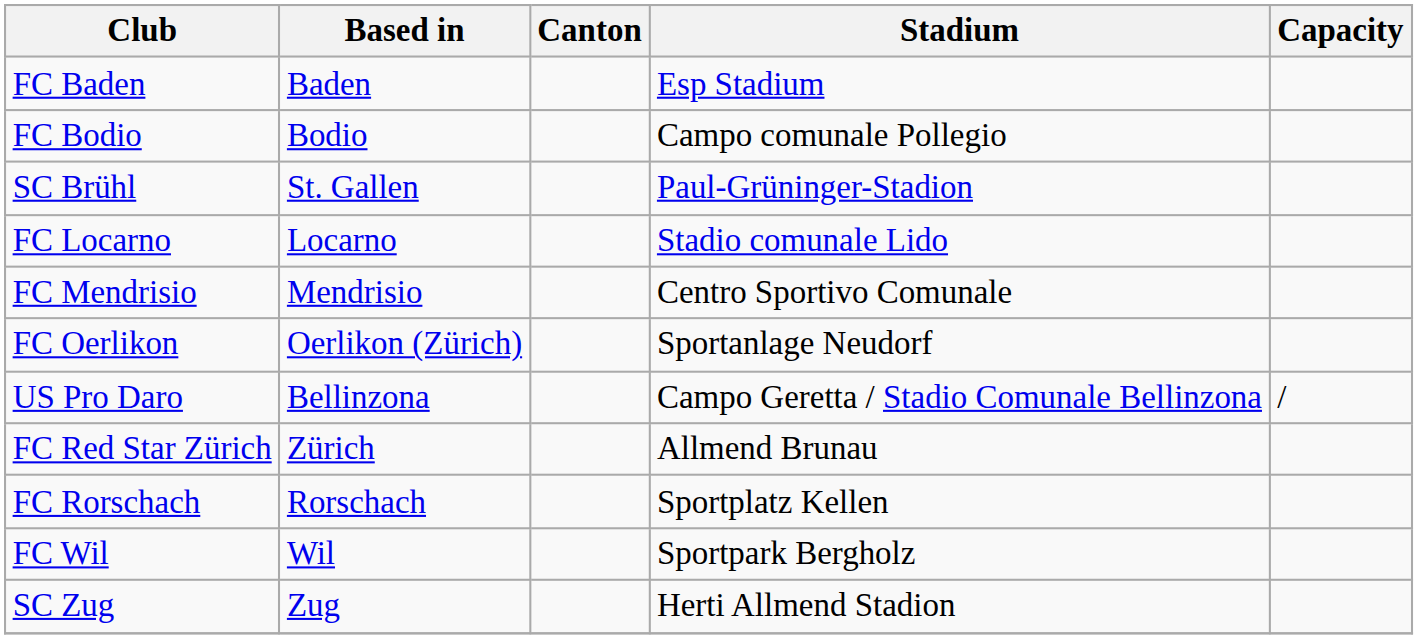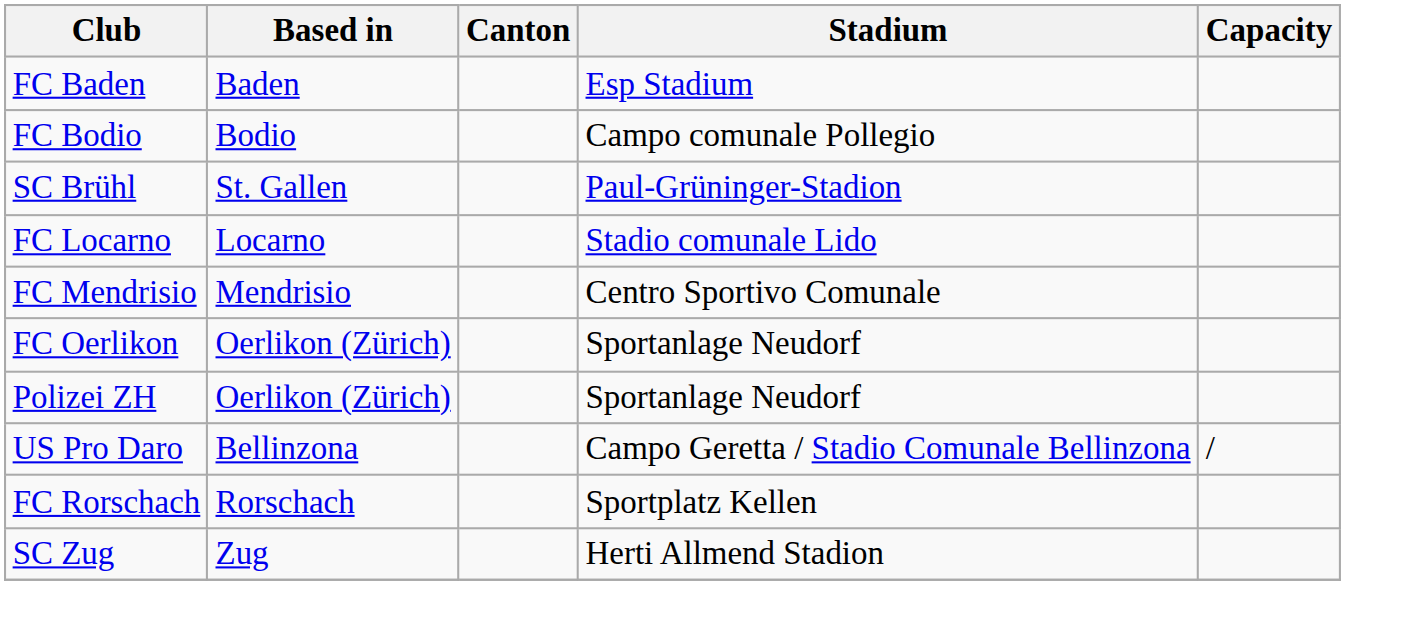+ row: (84, 396)
- row: (142, 448)
- row: (61, 553)
